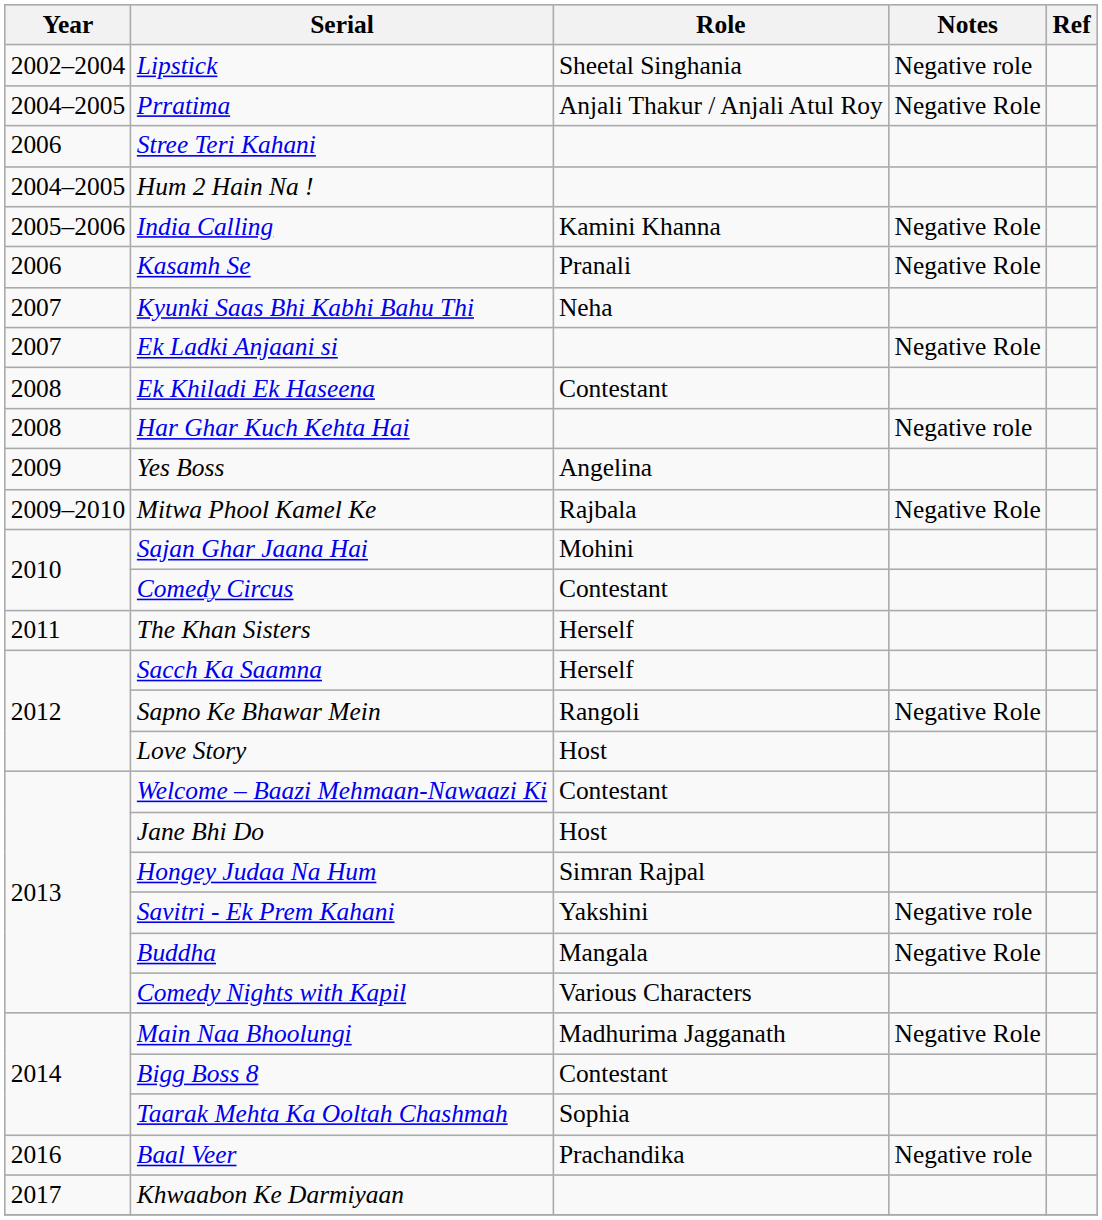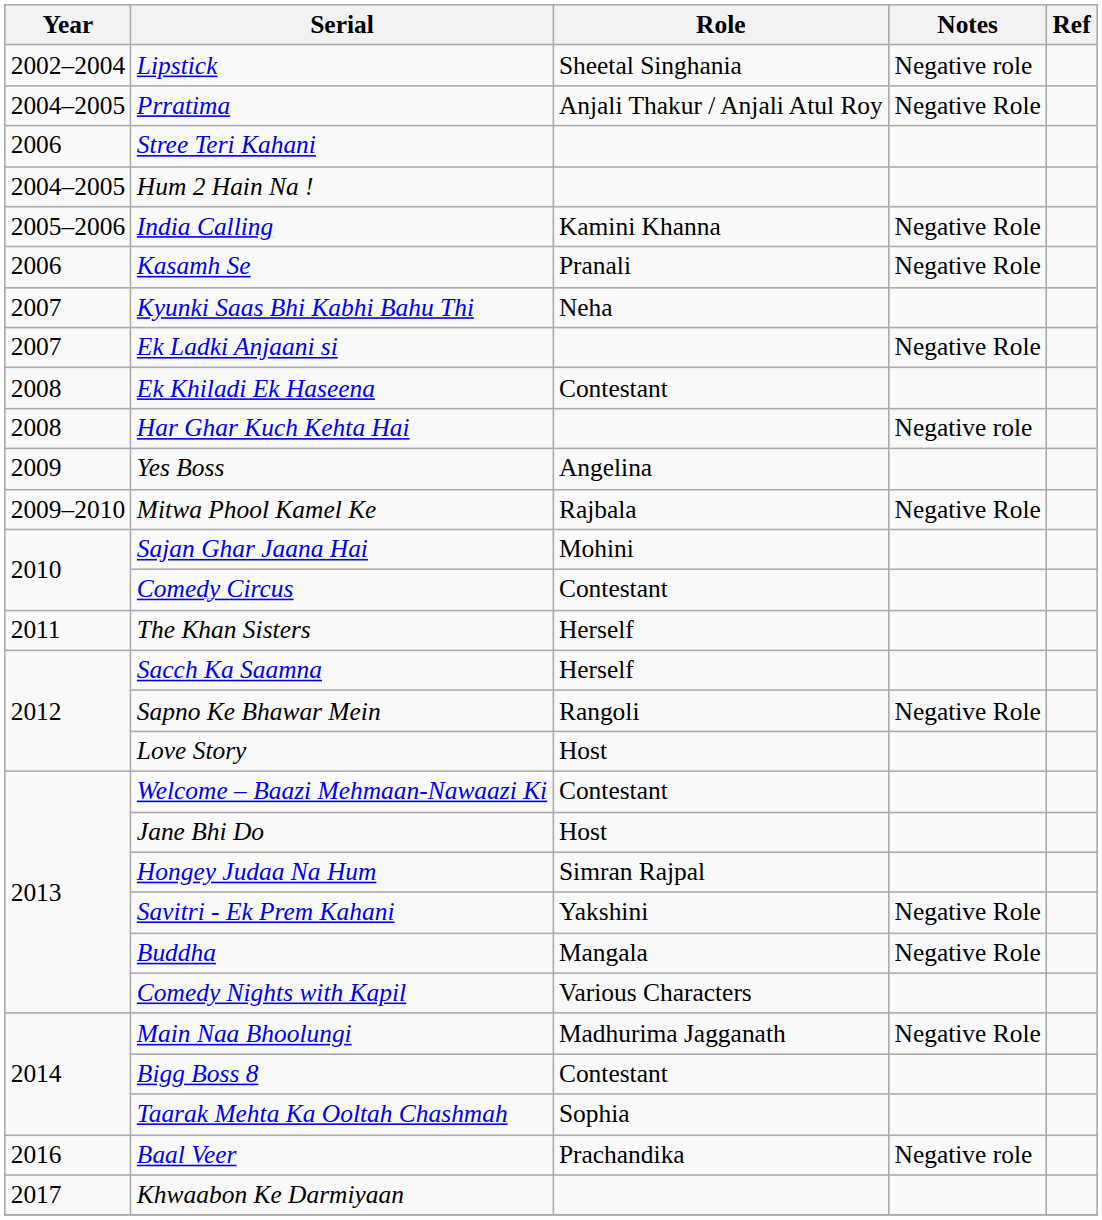(963, 912) Negative role -> (968, 912) Negative Role
